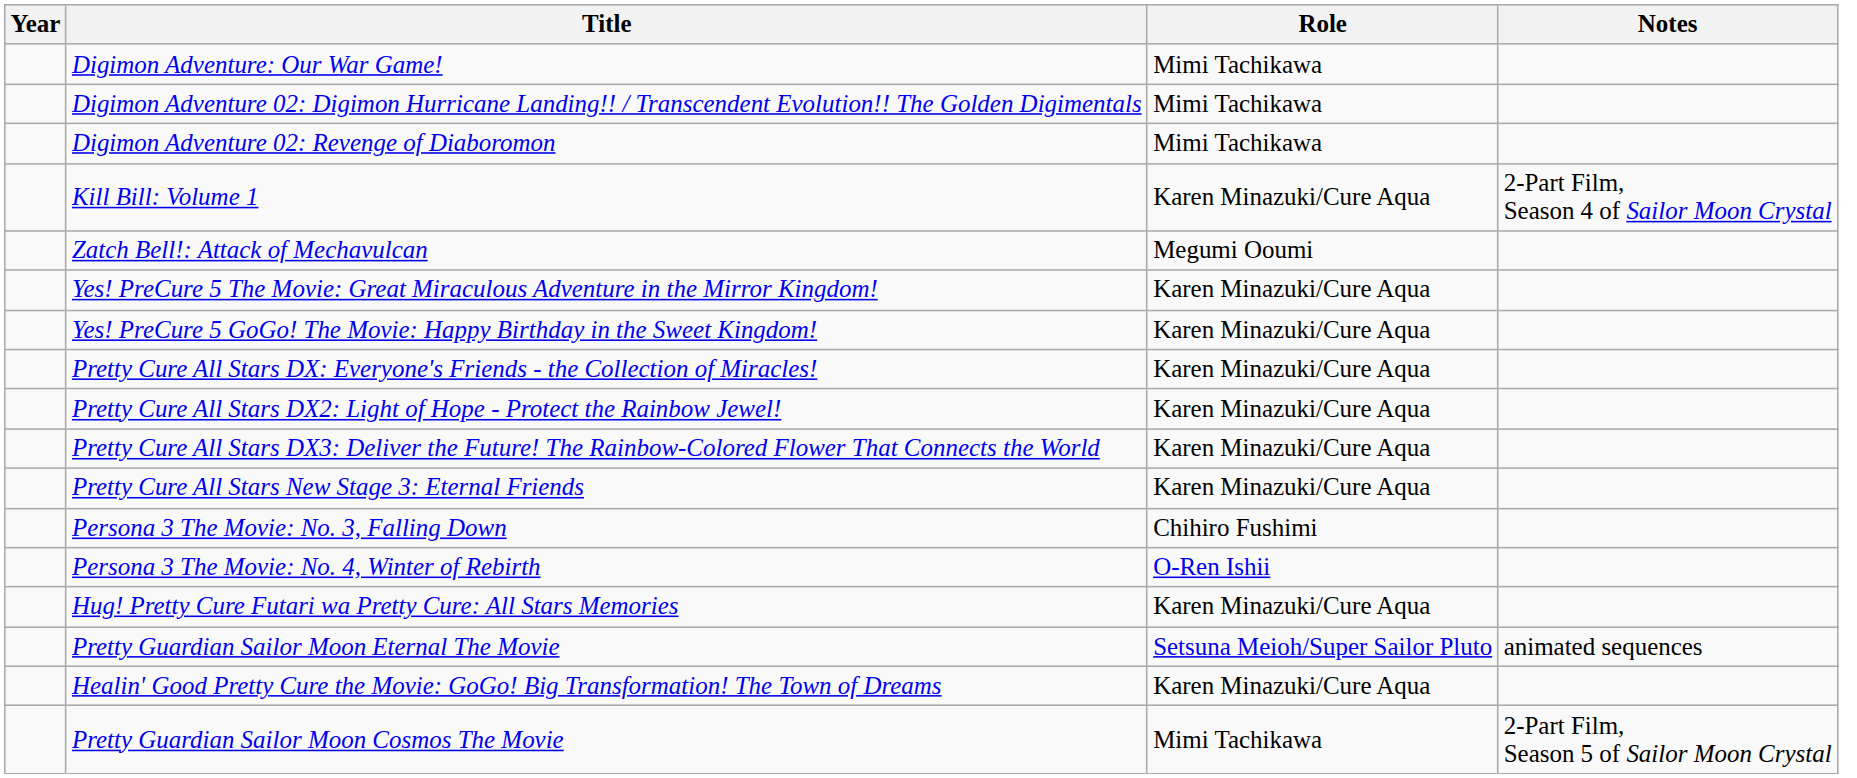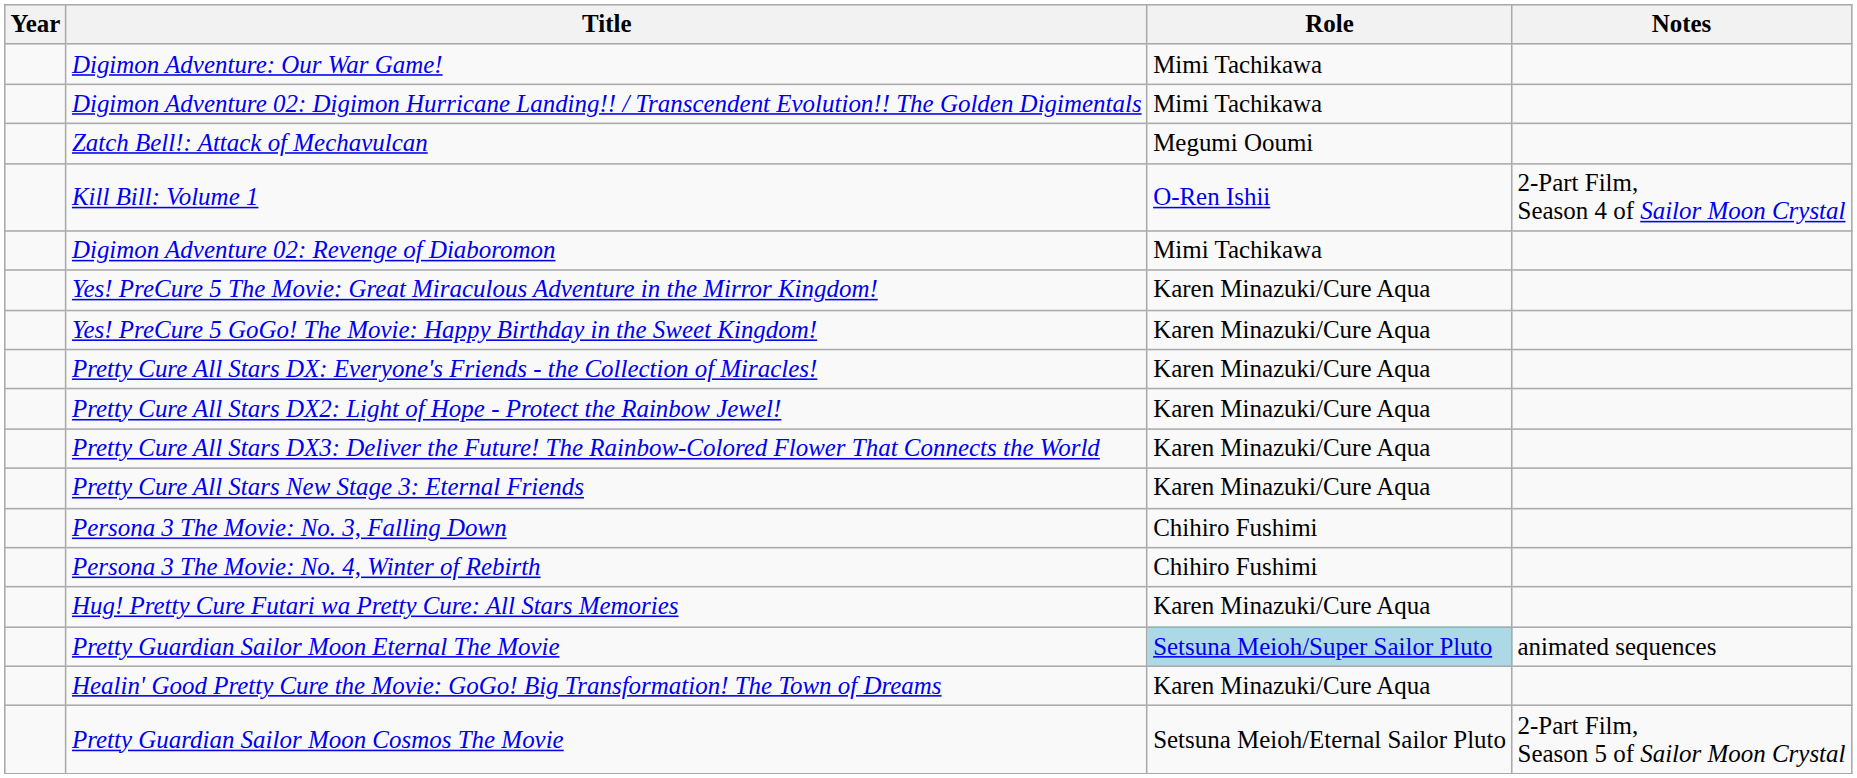rows swapped: (314, 143) <-> (250, 250)
(1292, 196) Karen Minazuki/Cure Aqua -> (1212, 196) O-Ren Ishii
(1212, 566) O-Ren Ishii -> (1235, 566) Chihiro Fushimi
(1323, 646) no background -> (1323, 646) lightblue background
(1238, 739) Mimi Tachikawa -> (1330, 739) Setsuna Meioh/Eternal Sailor Pluto
